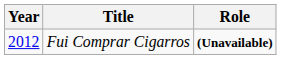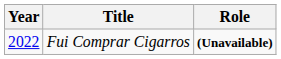(24, 41) 2012 -> (24, 41) 2022
